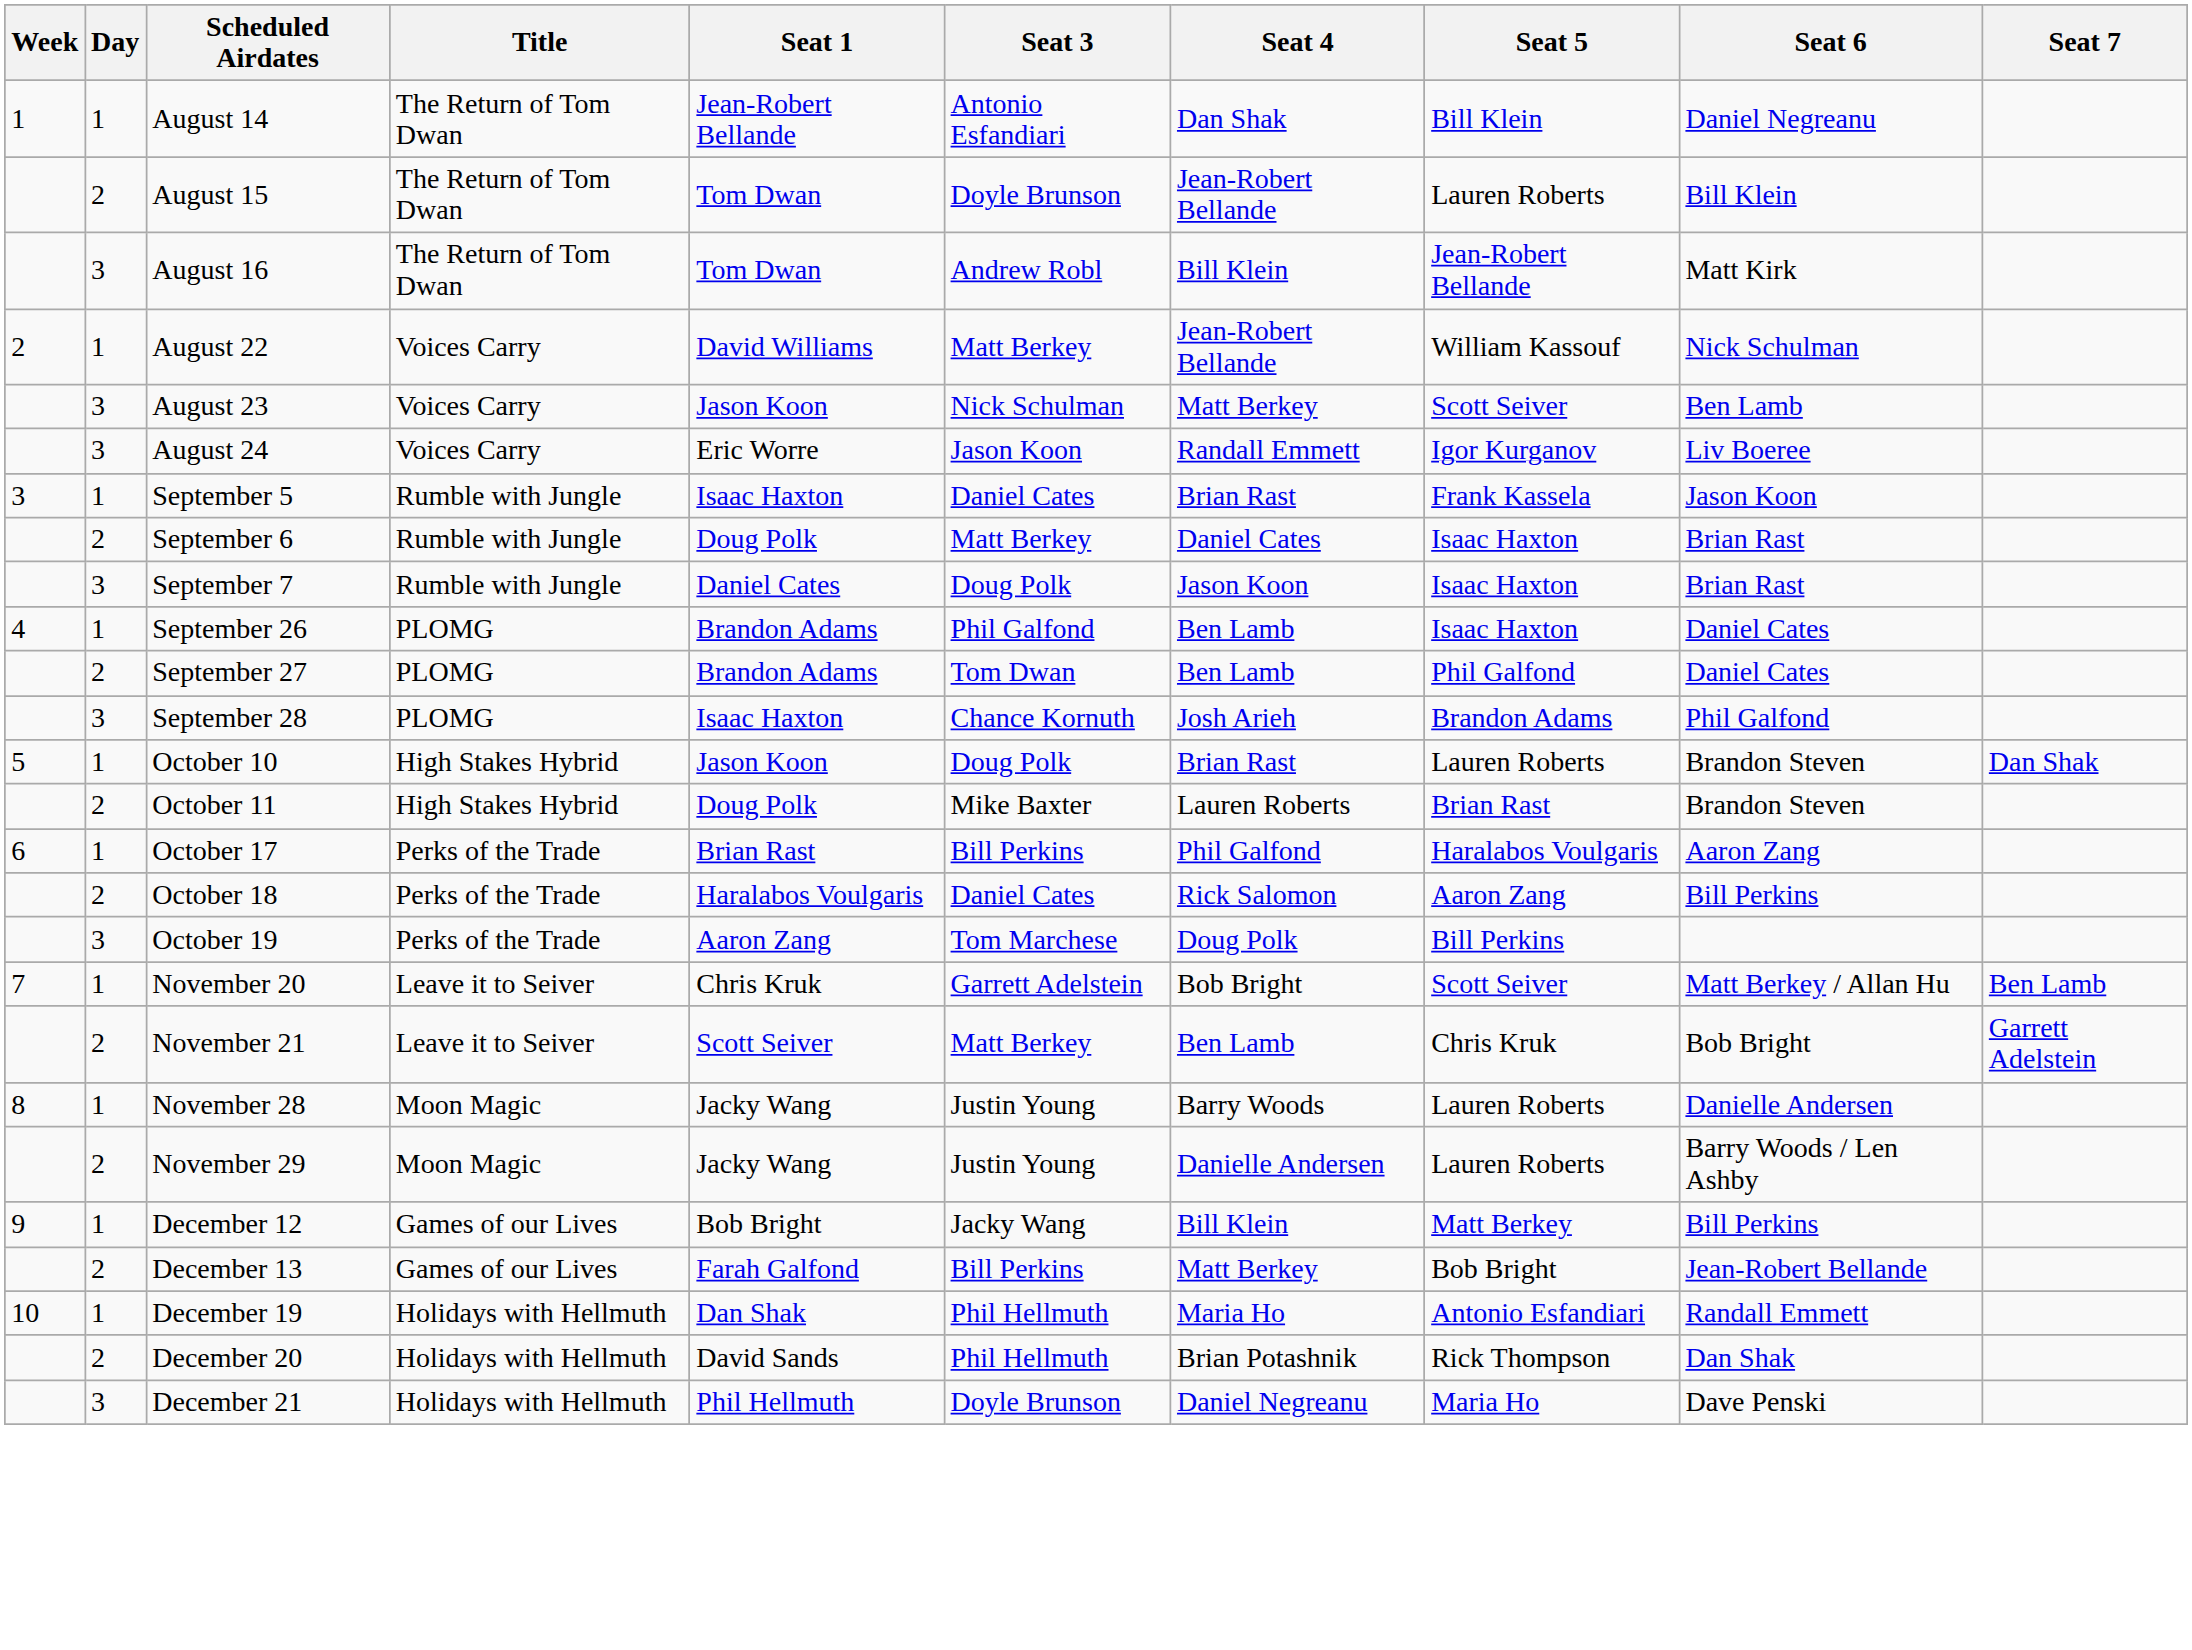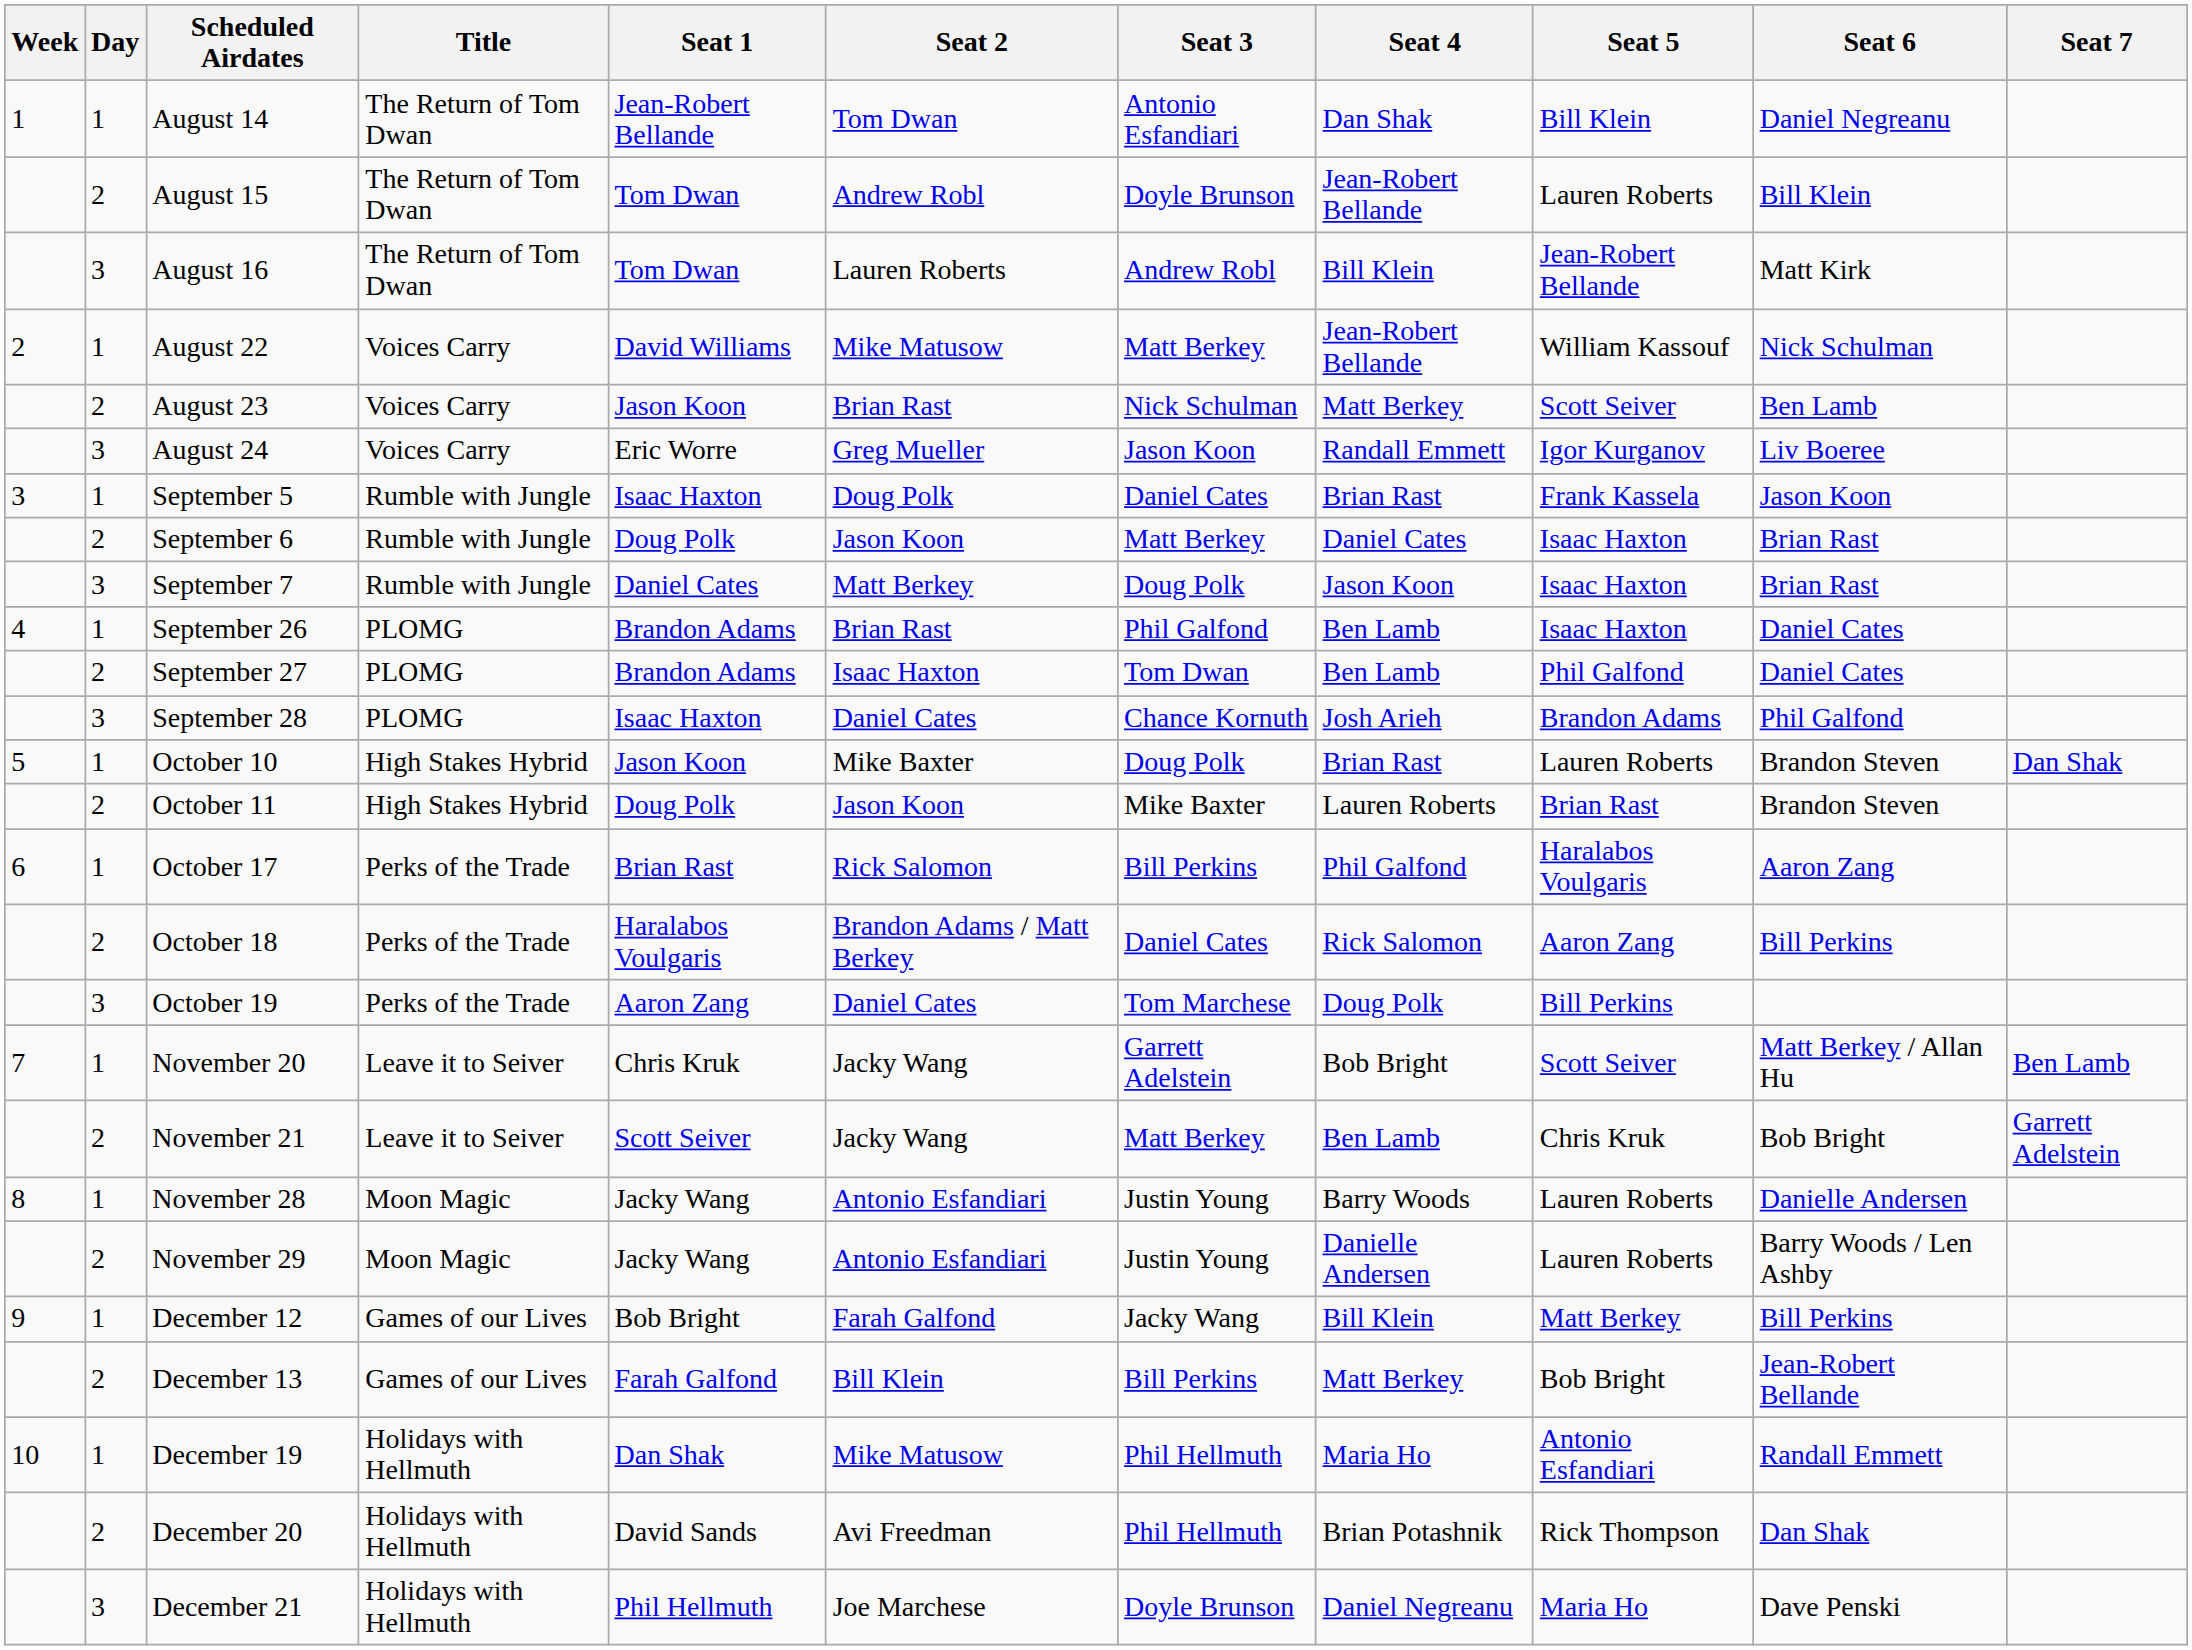+ column: (972, 42)
(98, 406) 3 -> (98, 406) 2
